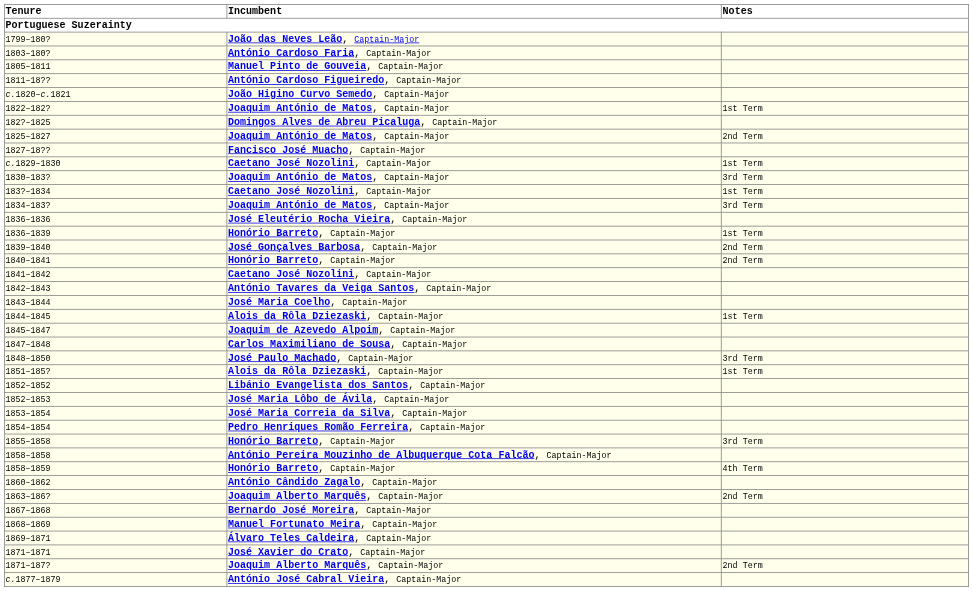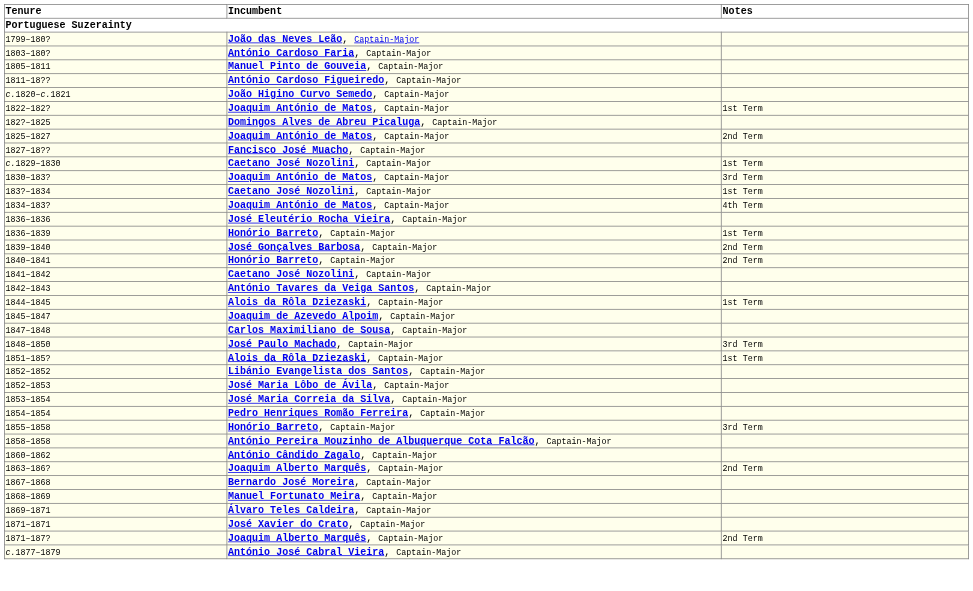(743, 206) 3rd Term -> (743, 206) 4th Term
- row: (28, 303)
- row: (28, 469)
